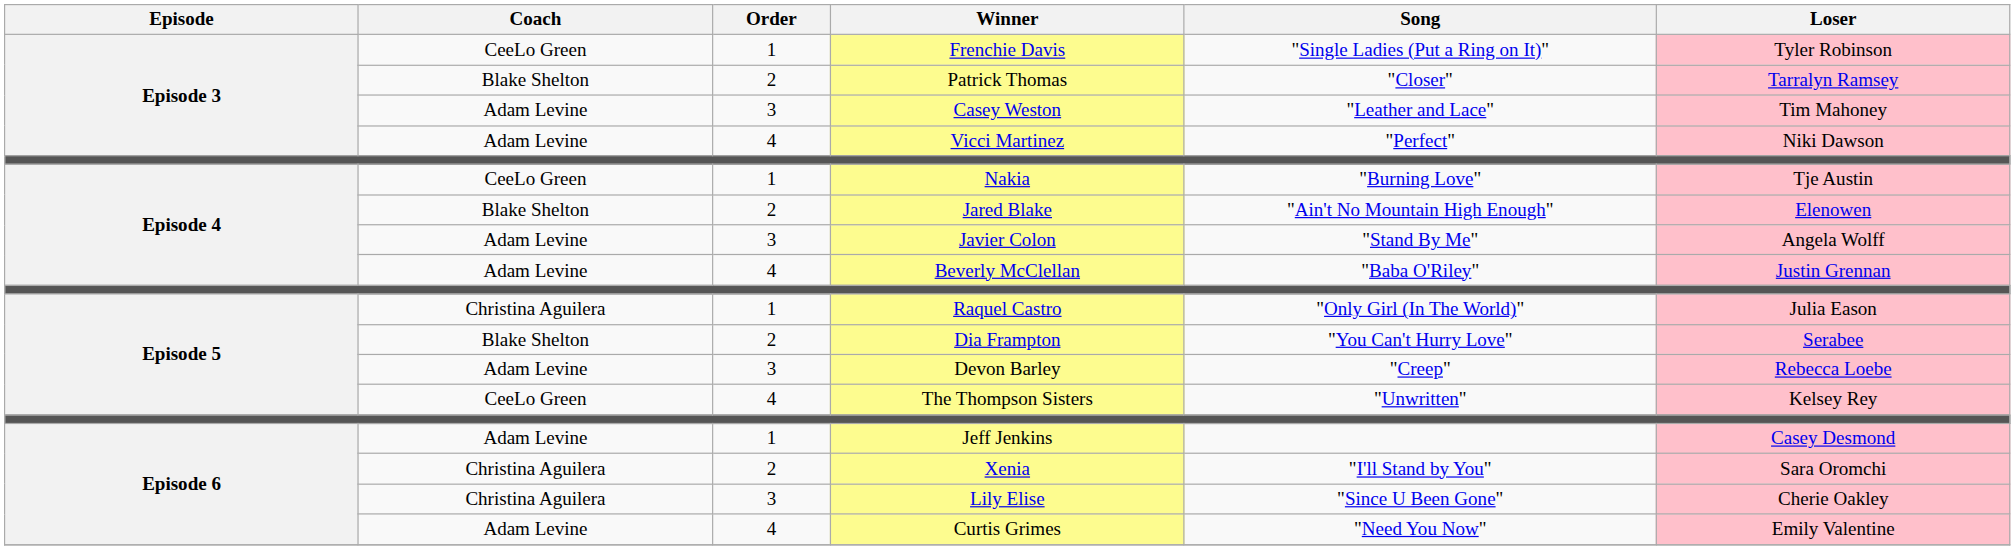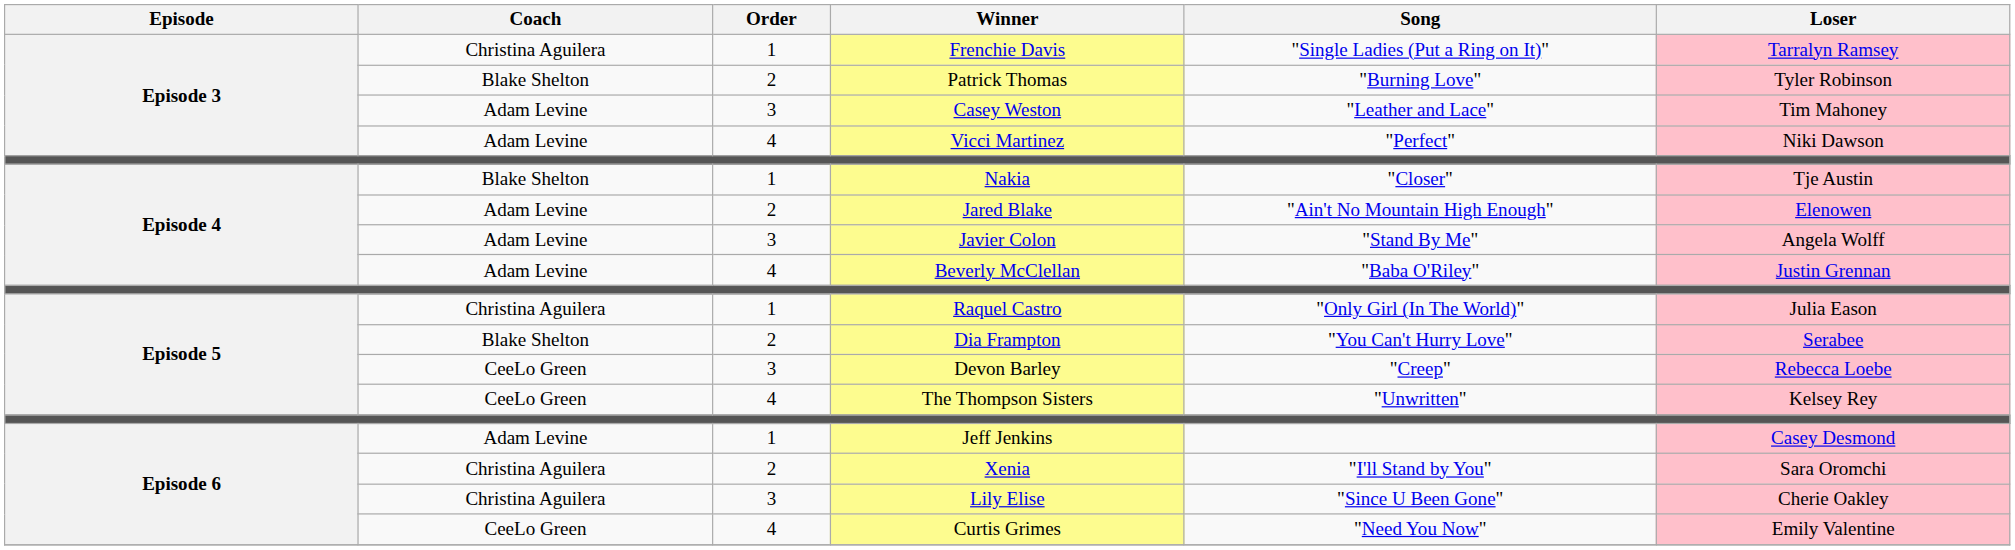(535, 49) CeeLo Green -> (535, 49) Christina Aguilera
(1833, 49) Tyler Robinson -> (1833, 49) Tarralyn Ramsey
(1420, 79) "Closer" -> (1420, 79) "Burning Love"
(1833, 79) Tarralyn Ramsey -> (1833, 79) Tyler Robinson
(535, 179) CeeLo Green -> (535, 179) Blake Shelton
(1420, 179) "Burning Love" -> (1420, 179) "Closer"
(535, 209) Blake Shelton -> (535, 209) Adam Levine
(535, 369) Adam Levine -> (535, 369) CeeLo Green
(535, 529) Adam Levine -> (535, 529) CeeLo Green
